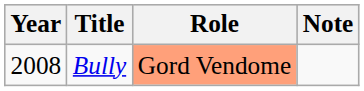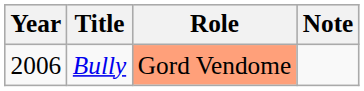(36, 64) 2008 -> (36, 64) 2006
